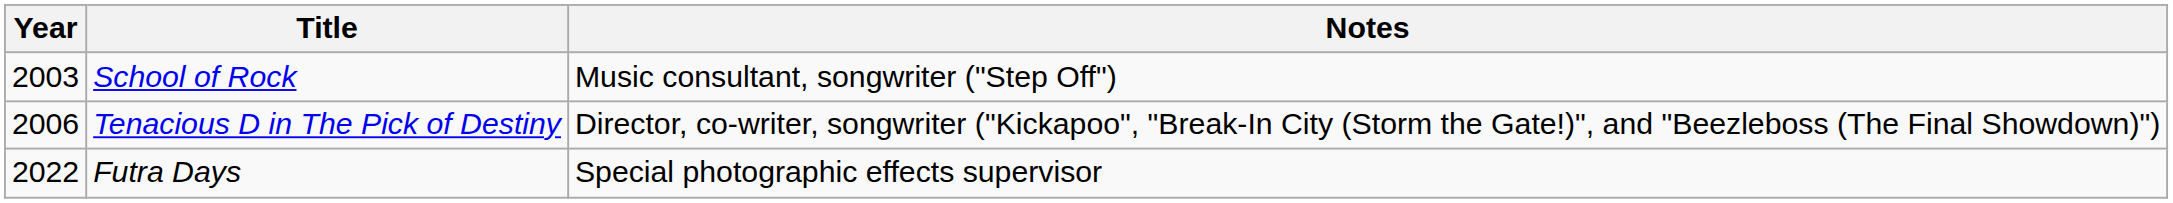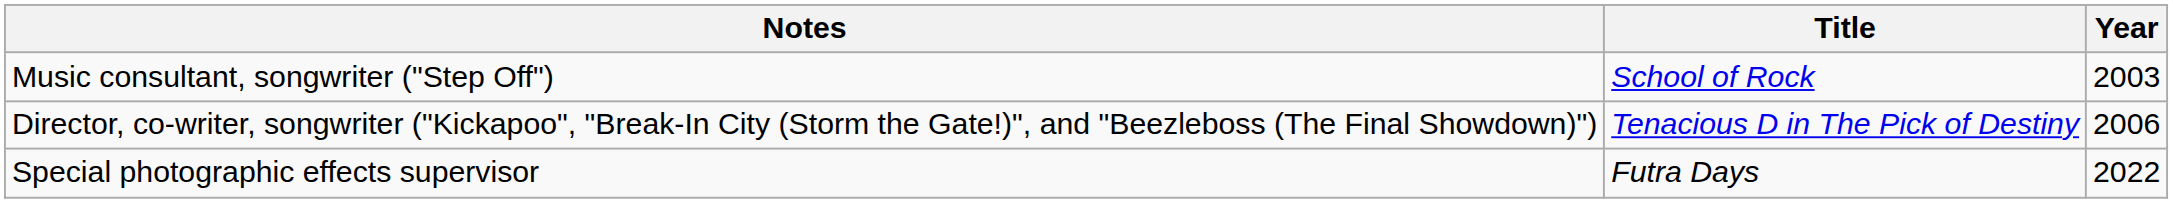columns swapped: (46, 28) <-> (1368, 28)
